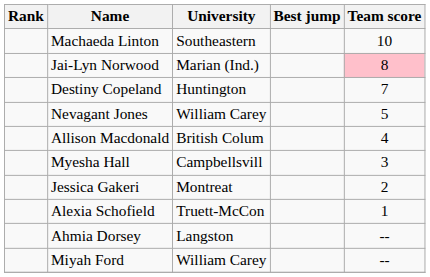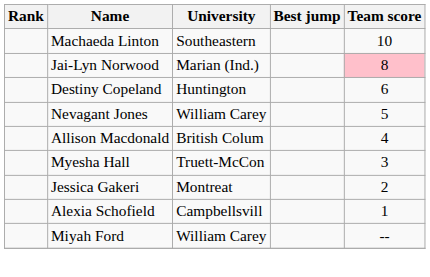(385, 89) 7 -> (385, 89) 6
(219, 162) Campbellsvill -> (220, 162) Truett-McCon
(220, 211) Truett-McCon -> (219, 211) Campbellsvill
- row: (96, 235)
